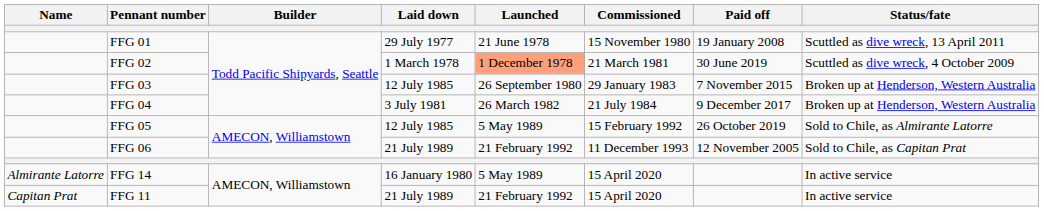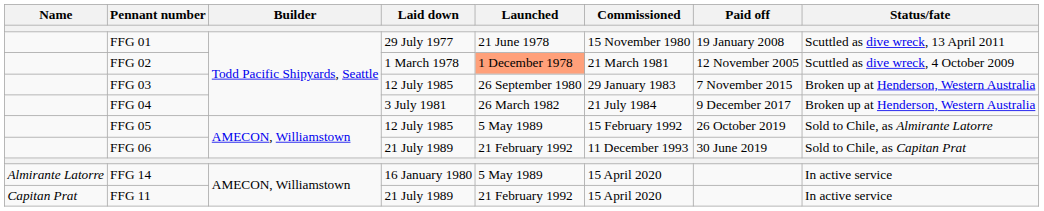(732, 63) 30 June 2019 -> (748, 63) 12 November 2005
(748, 147) 12 November 2005 -> (732, 147) 30 June 2019
